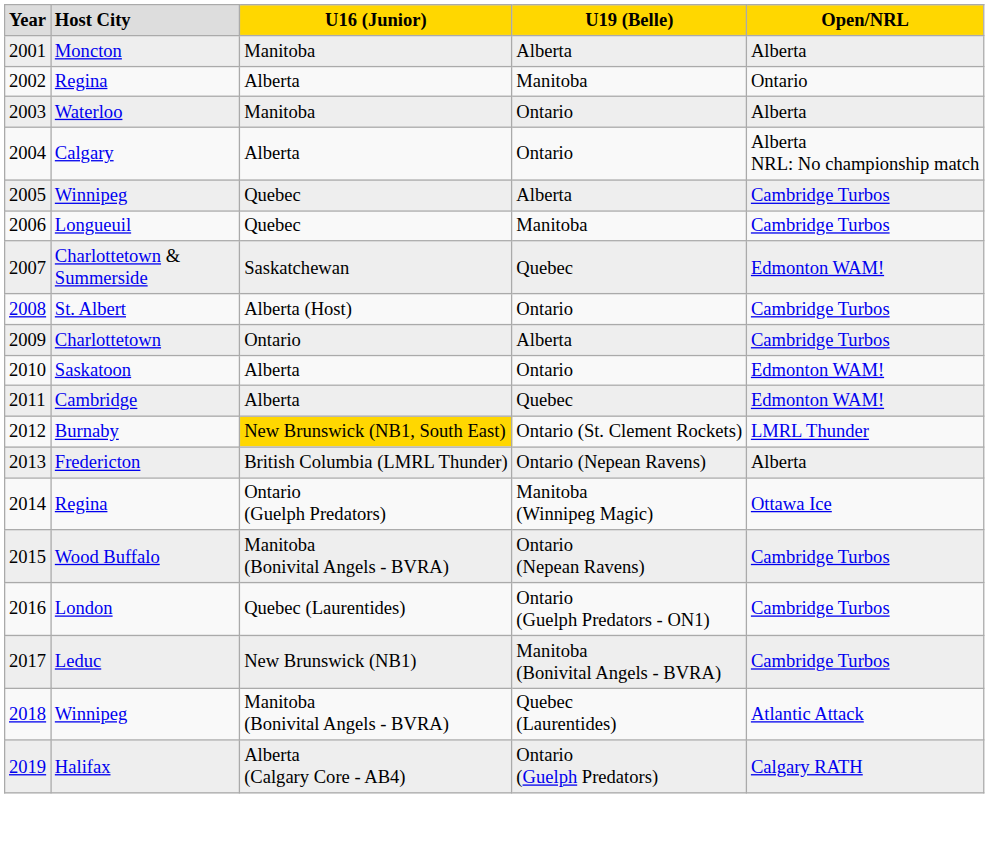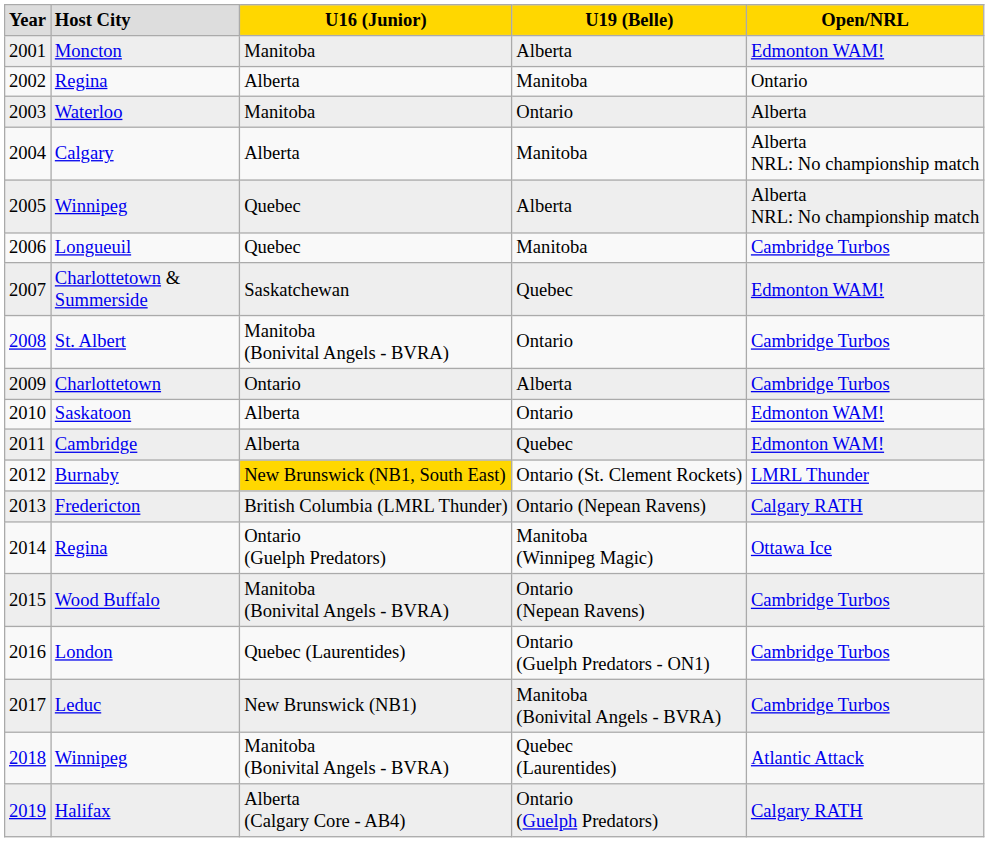(779, 50) Alberta -> (817, 50) Edmonton WAM!
(545, 153) Ontario -> (552, 153) Manitoba
(820, 195) Cambridge Turbos -> (865, 206) Alberta NRL: No championship match
(298, 309) Alberta (Host) -> (347, 342) Manitoba (Bonivital Angels - BVRA)
(779, 462) Alberta -> (807, 506) Calgary RATH
